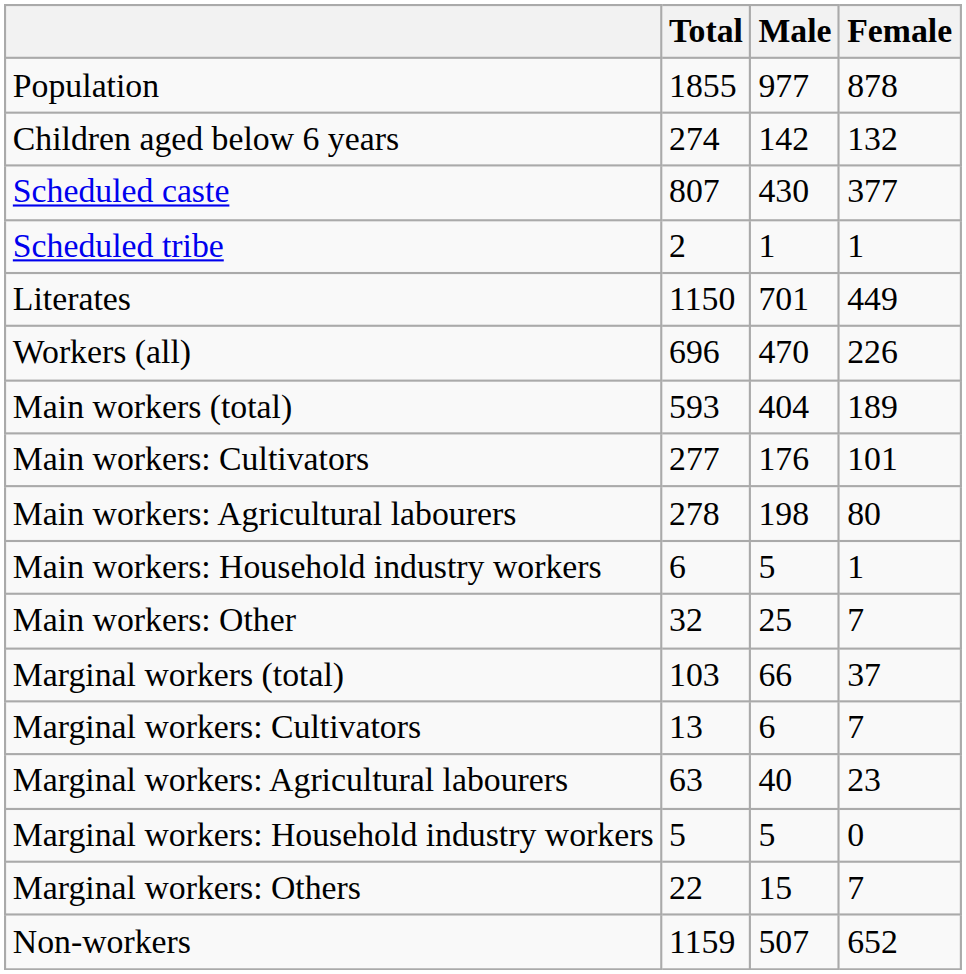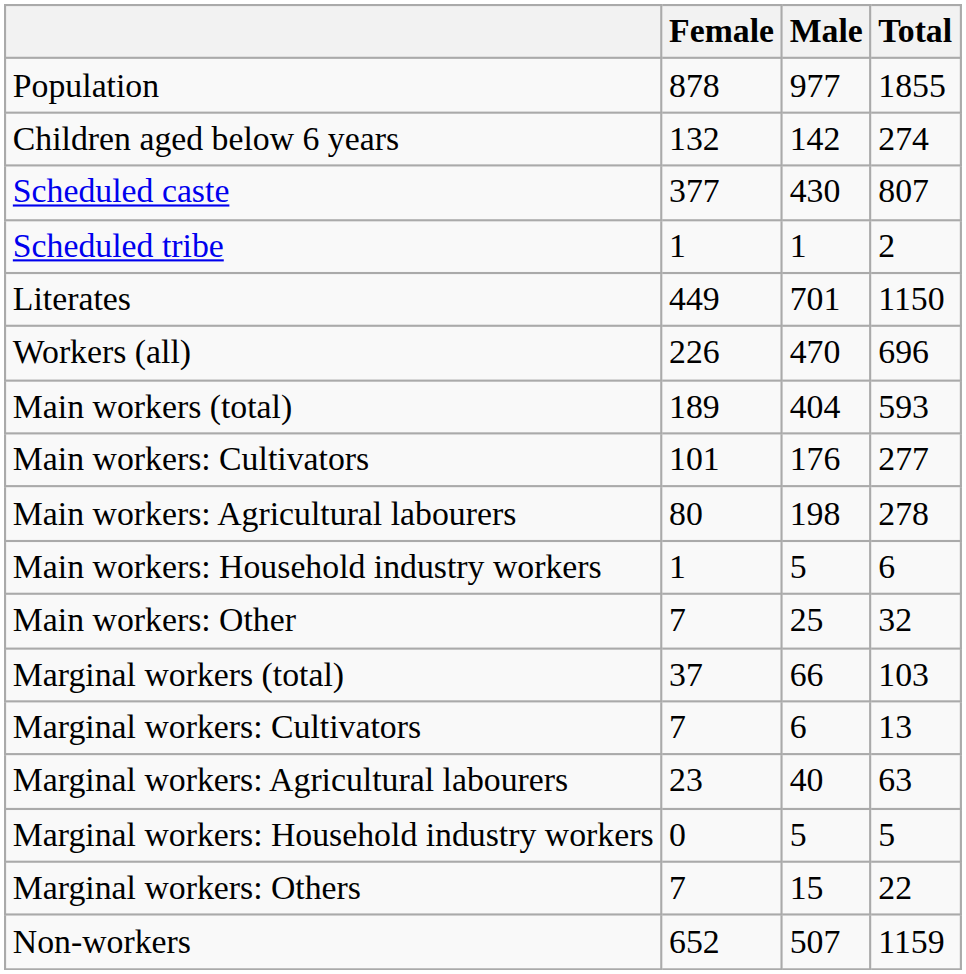columns swapped: (706, 31) <-> (900, 31)
